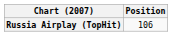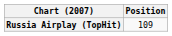(146, 25) 106 -> (146, 25) 109
